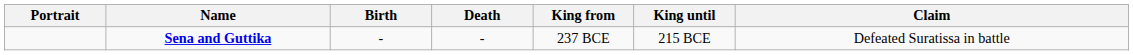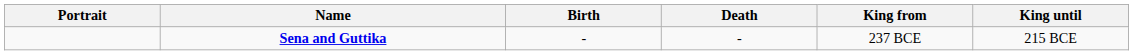- column: (932, 15)
